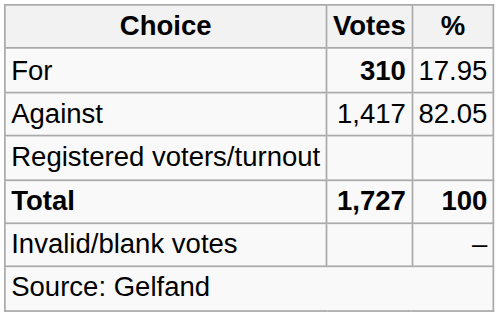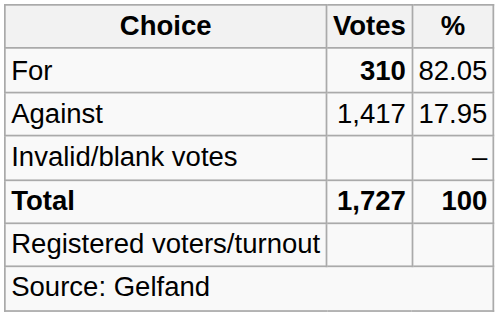(453, 69) 17.95 -> (453, 69) 82.05
(453, 113) 82.05 -> (453, 113) 17.95
rows swapped: (124, 244) <-> (166, 157)
